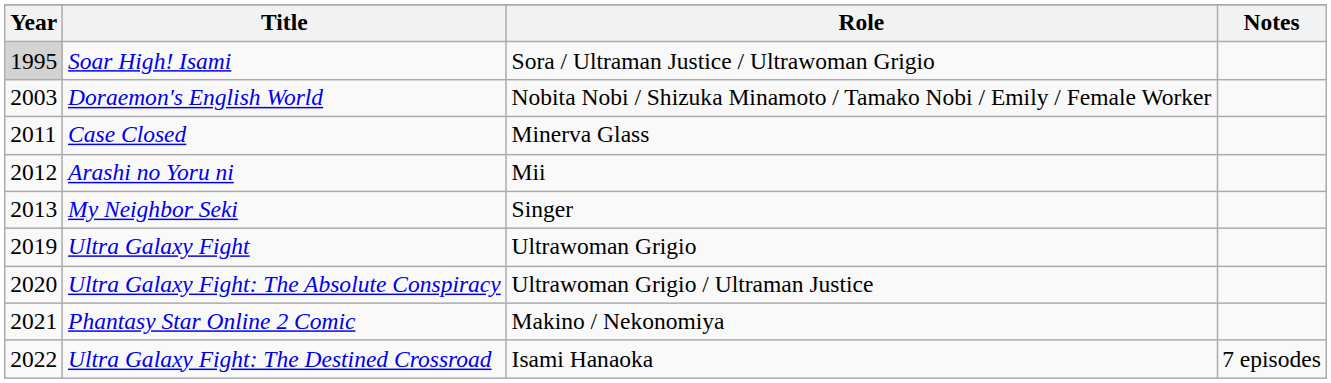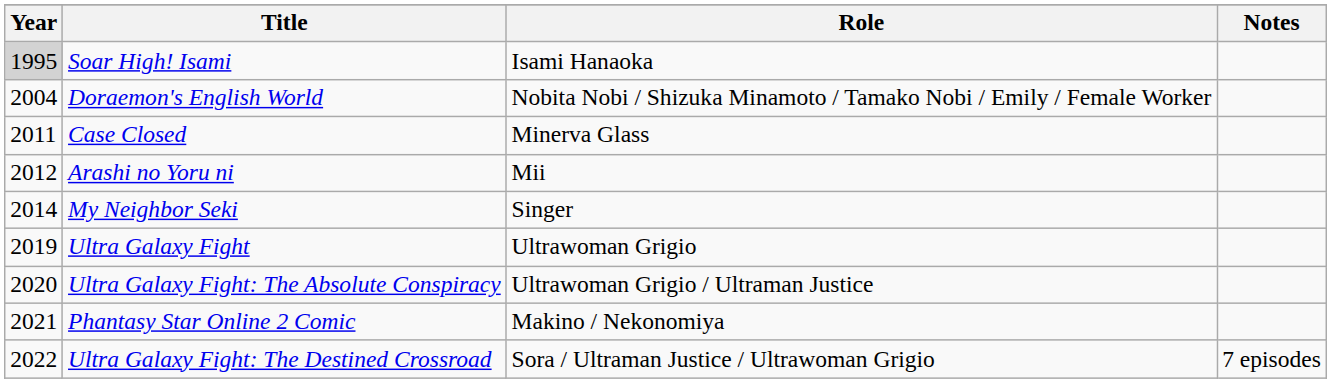(723, 60) Sora / Ultraman Justice / Ultrawoman Grigio -> (582, 60) Isami Hanaoka
(34, 97) 2003 -> (34, 97) 2004
(34, 209) 2013 -> (34, 209) 2014
(582, 358) Isami Hanaoka -> (723, 358) Sora / Ultraman Justice / Ultrawoman Grigio
